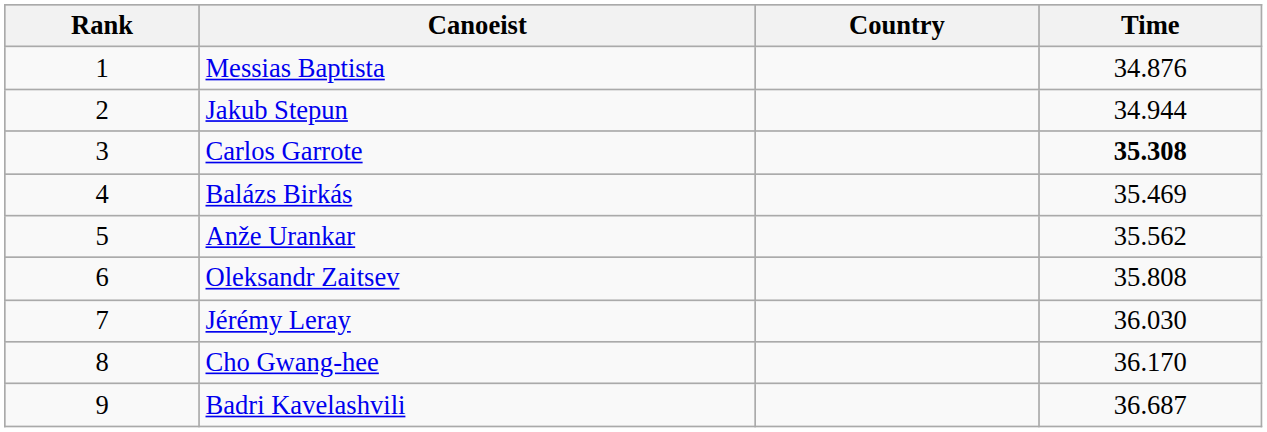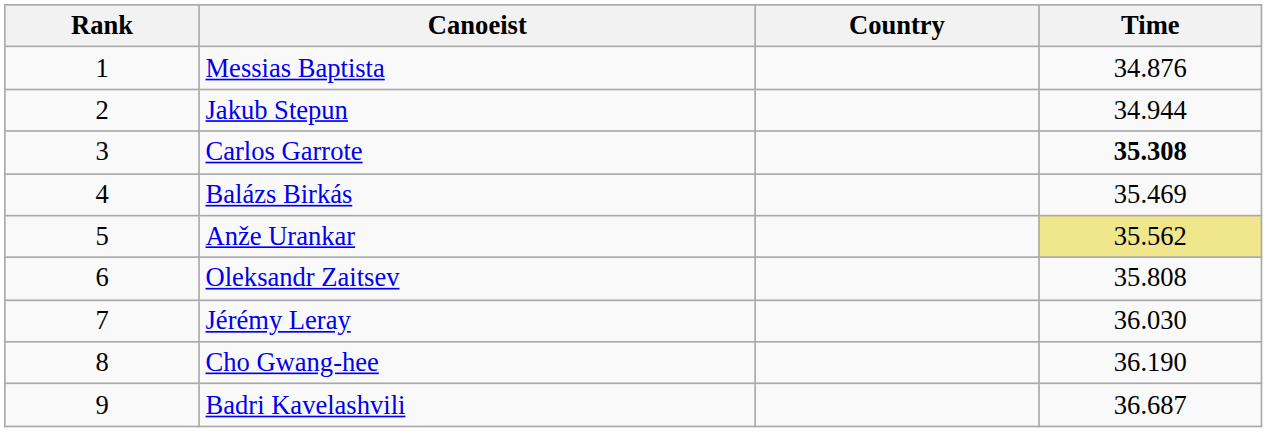(1150, 236) no background -> (1150, 236) khaki background
(1150, 362) 36.170 -> (1150, 362) 36.190
